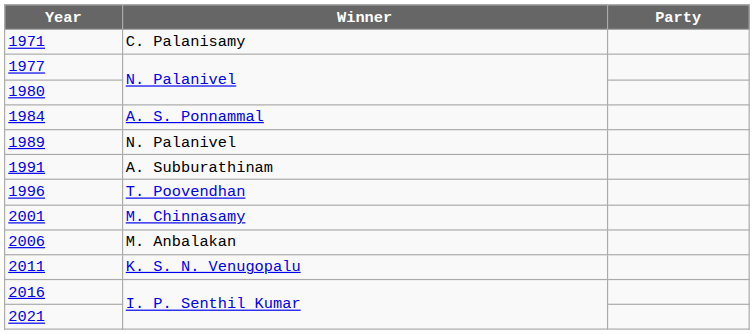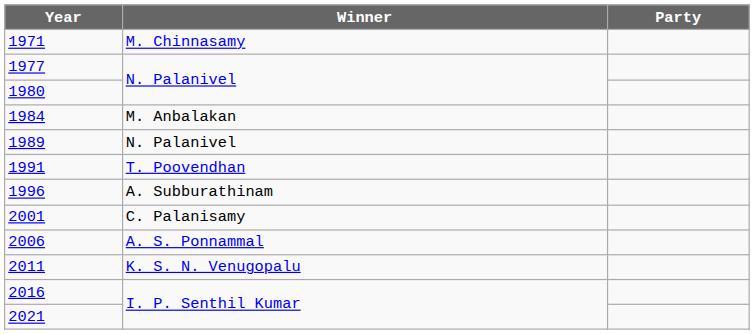(186, 42) C. Palanisamy -> (186, 42) M. Chinnasamy
(195, 117) A. S. Ponnammal -> (181, 117) M. Anbalakan
(199, 167) A. Subburathinam -> (186, 167) T. Poovendhan
(186, 192) T. Poovendhan -> (199, 192) A. Subburathinam
(186, 217) M. Chinnasamy -> (186, 217) C. Palanisamy
(181, 242) M. Anbalakan -> (195, 242) A. S. Ponnammal
